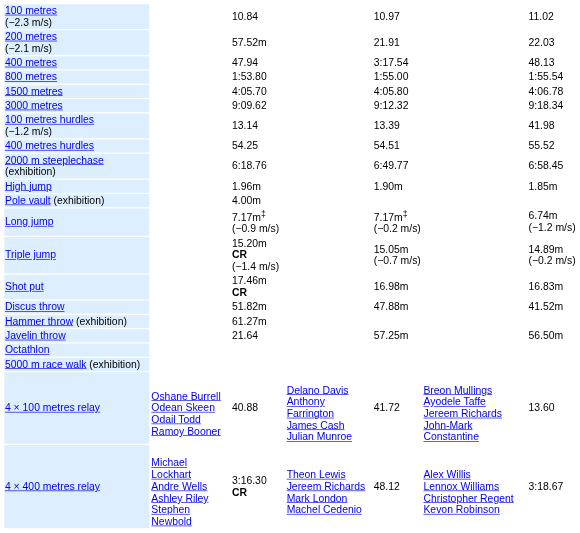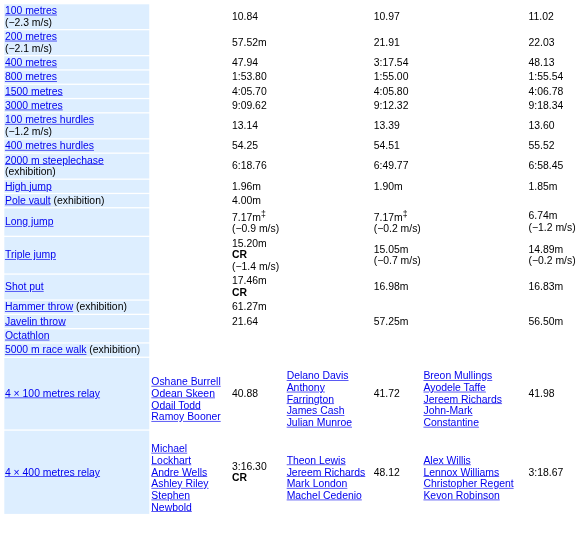(542, 126) 41.98 -> (542, 126) 13.60
- row: (35, 307)
(542, 408) 13.60 -> (542, 394) 41.98
